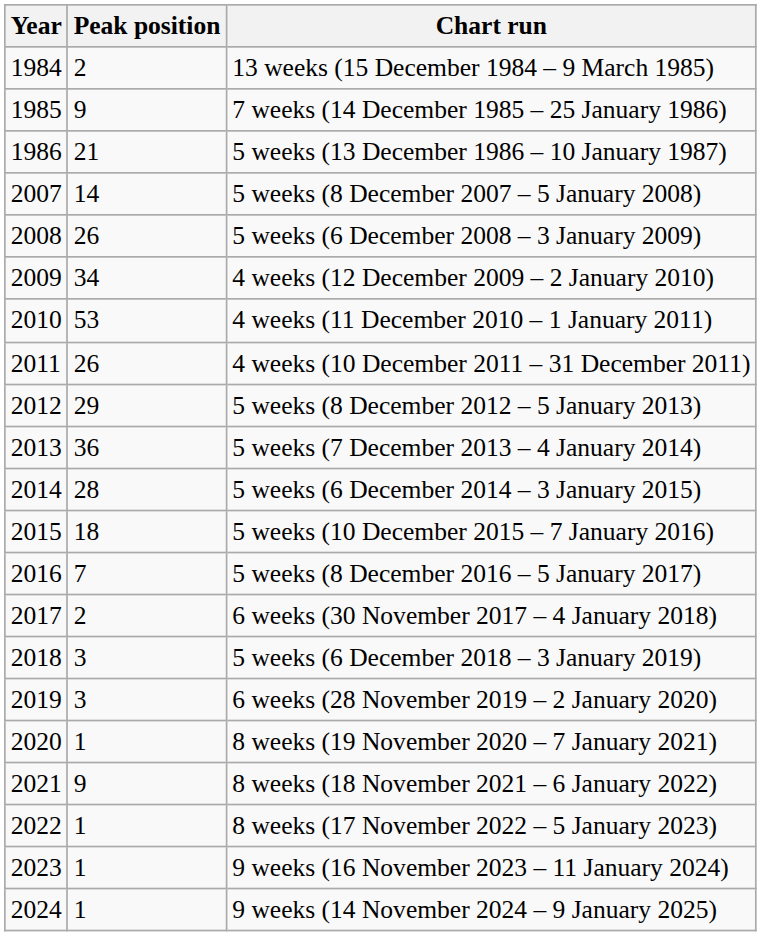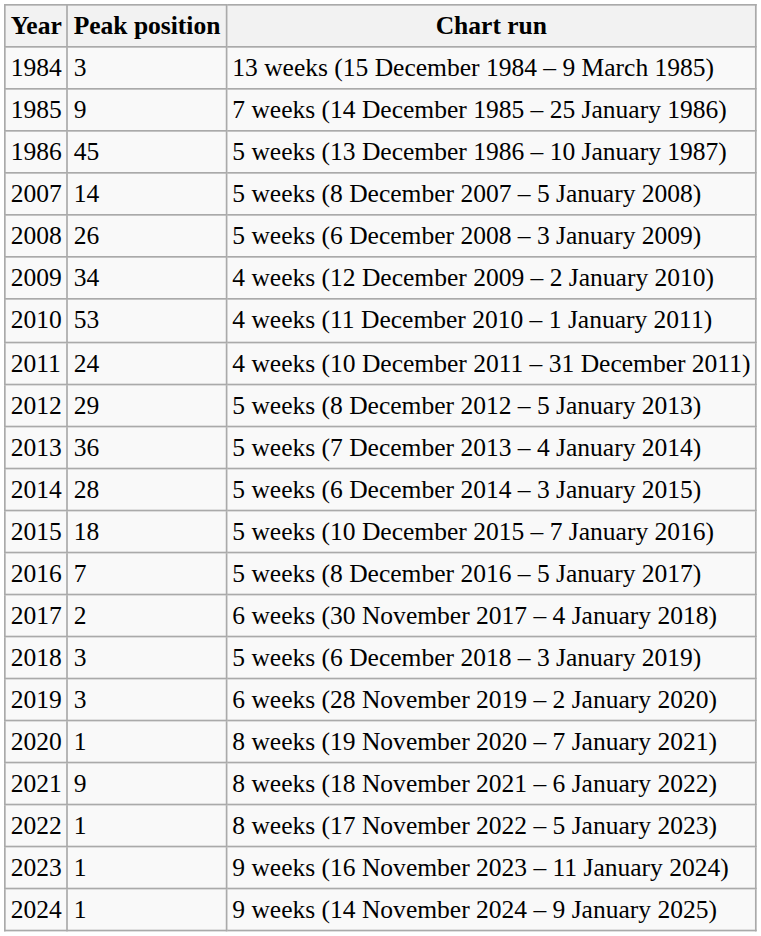(80, 67) 2 -> (80, 67) 3
(86, 152) 21 -> (86, 152) 45
(86, 362) 26 -> (86, 362) 24
